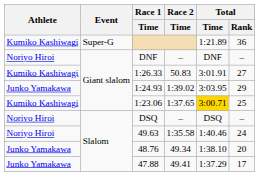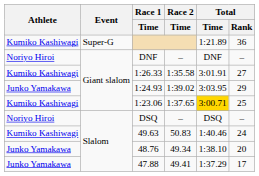(180, 73) 50.83 -> (180, 73) 1:35.58
(30, 134) Noriyo Hiroi -> (42, 134) Kumiko Kashiwagi
(180, 134) 1:35.58 -> (180, 134) 50.83
